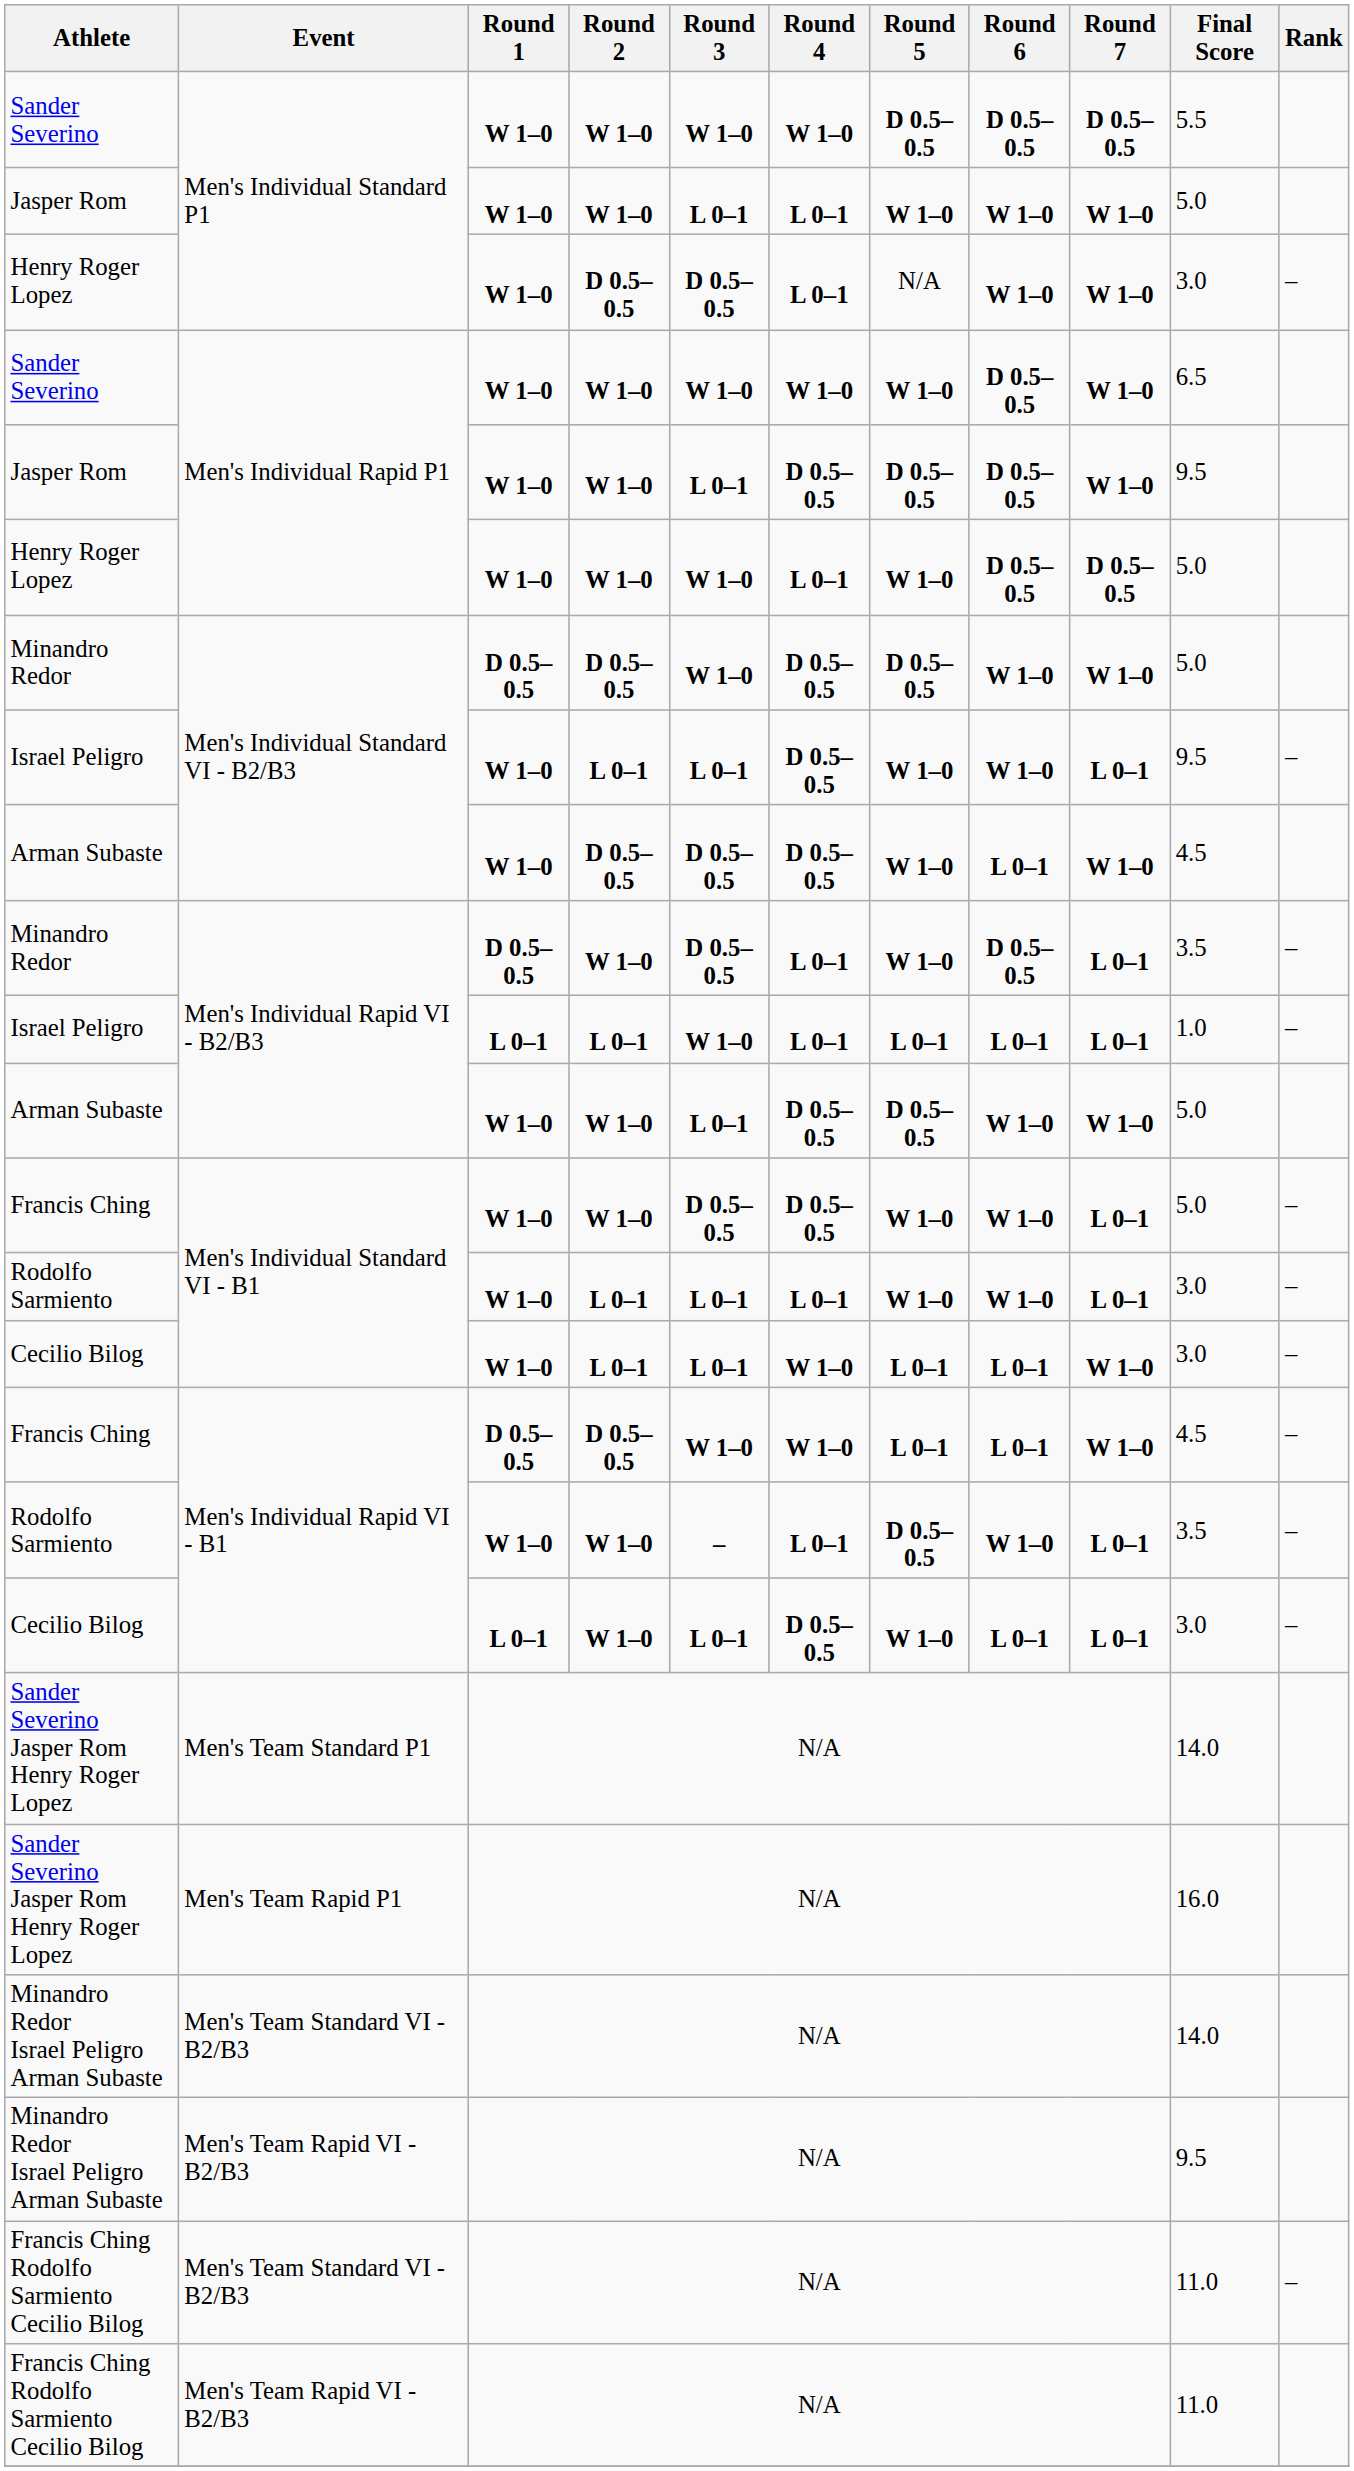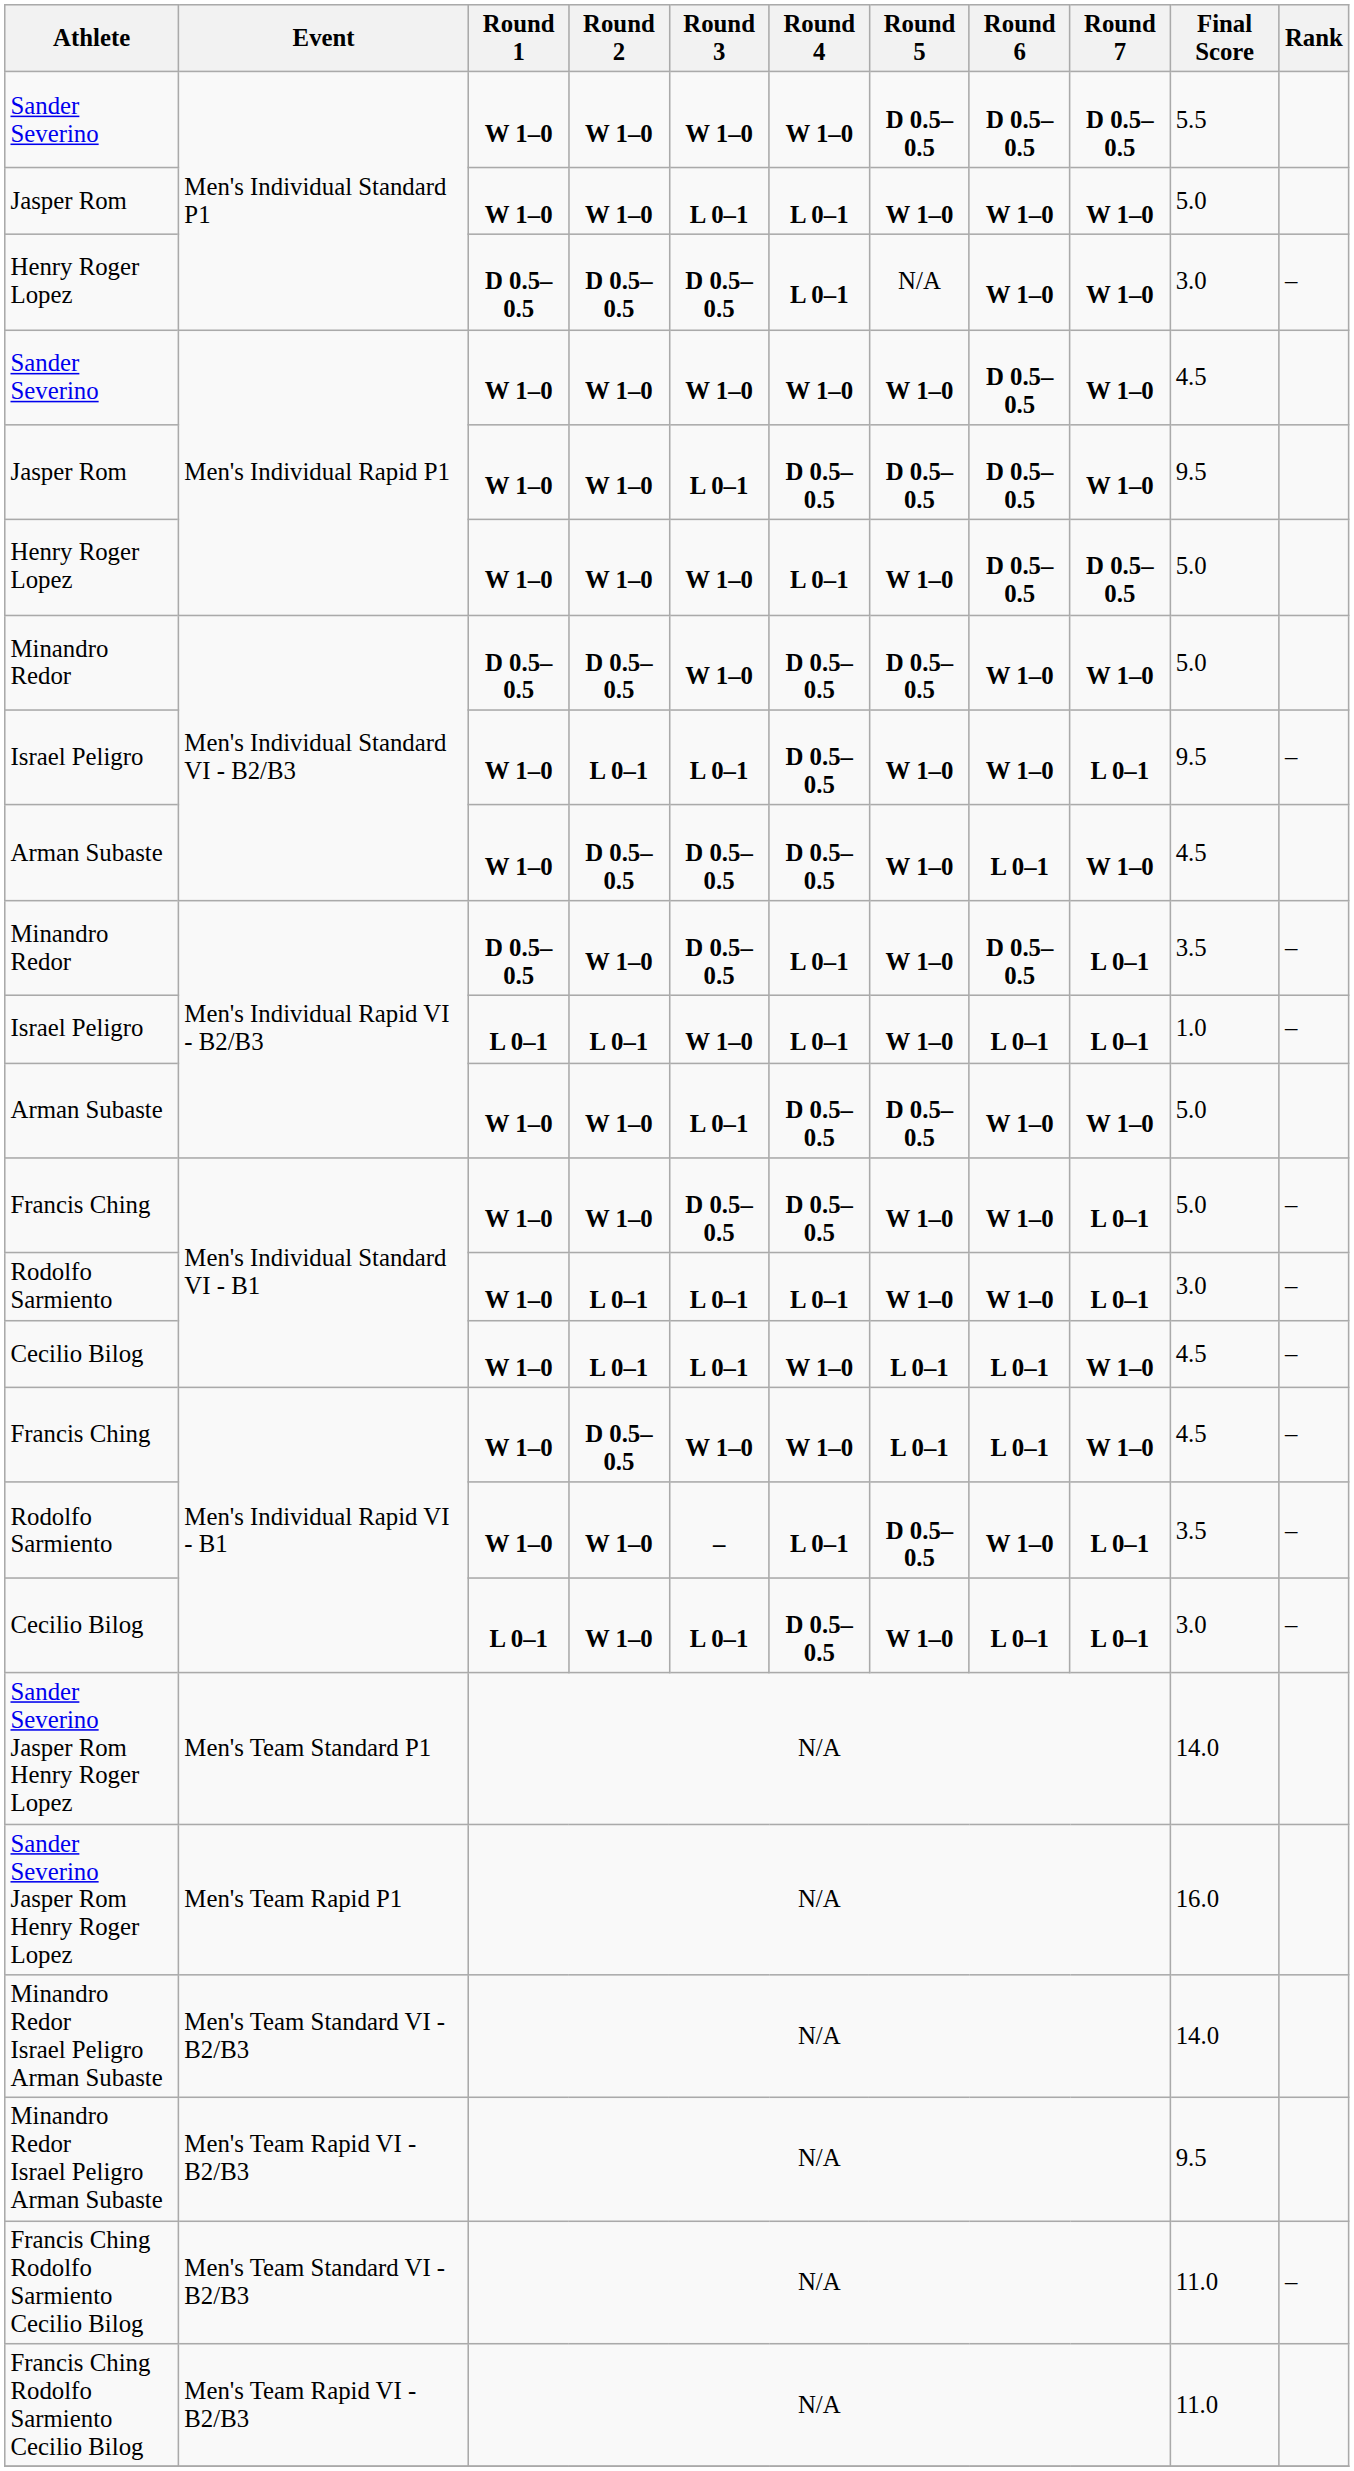(519, 295) W 1–0 -> (519, 295) D 0.5–0.5
(1191, 376) 6.5 -> (1191, 376) 4.5
(919, 1042) L 0–1 -> (919, 1042) W 1–0
(1191, 1353) 3.0 -> (1191, 1353) 4.5
(519, 1448) D 0.5–0.5 -> (519, 1448) W 1–0
